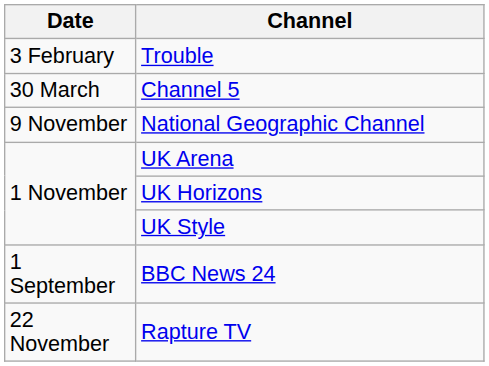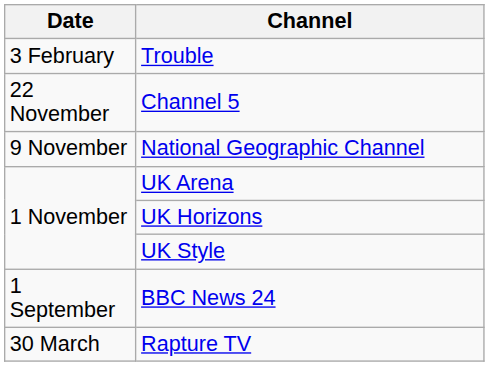(55, 90) 30 March -> (59, 102) 22 November
(59, 332) 22 November -> (55, 344) 30 March
